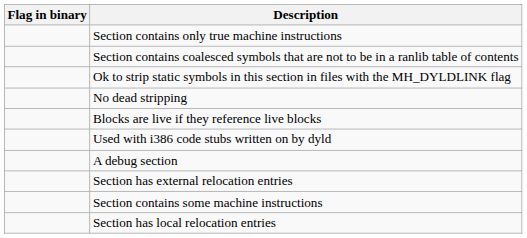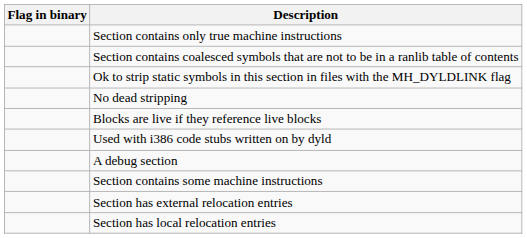rows swapped: (208, 202) <-> (193, 181)
